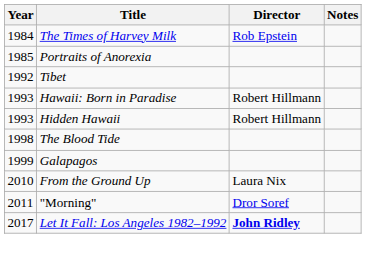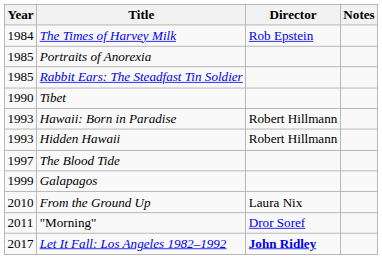+ row: (141, 77)
(21, 77) 1992 -> (21, 98) 1990
(21, 139) 1998 -> (21, 160) 1997
